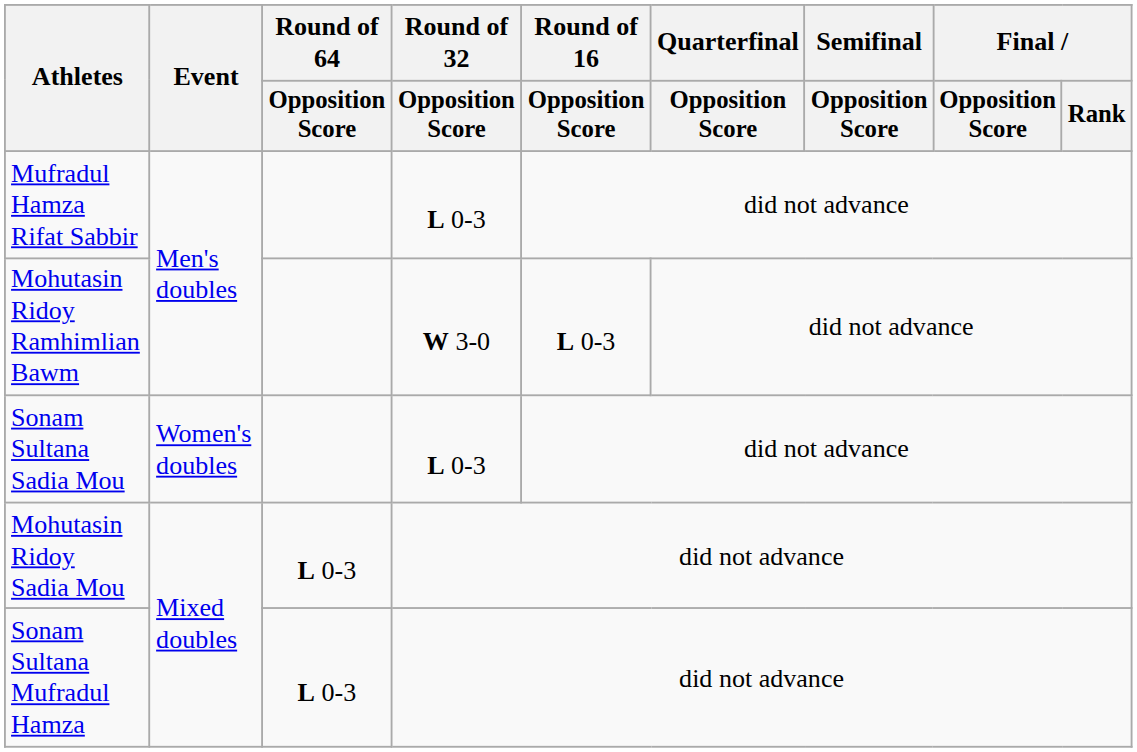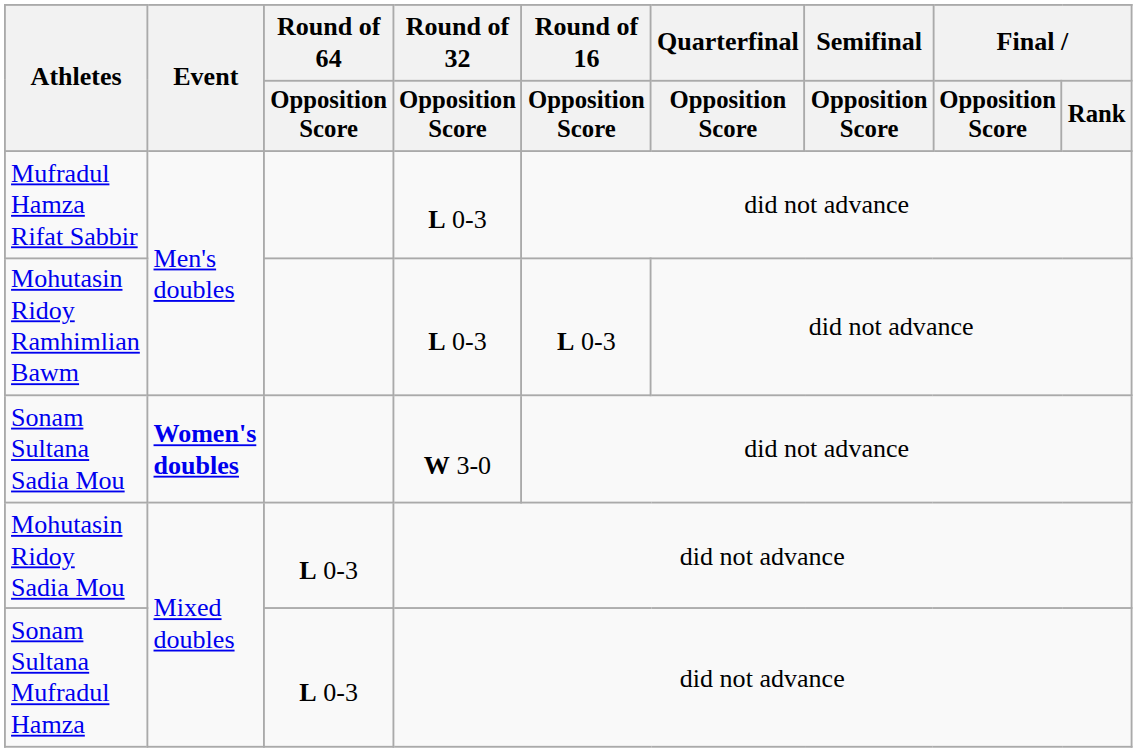(456, 342) W 3-0 -> (458, 342) L 0-3
(204, 448) normal -> (205, 448) bold
(456, 464) L 0-3 -> (458, 464) W 3-0
